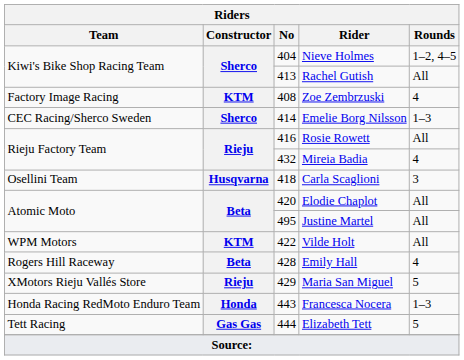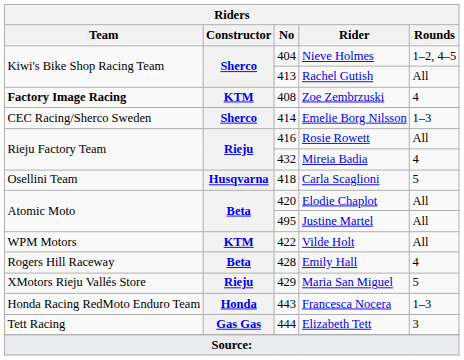(63, 96) normal -> (67, 96) bold
(416, 179) 3 -> (416, 179) 5
(416, 324) 5 -> (416, 324) 3
